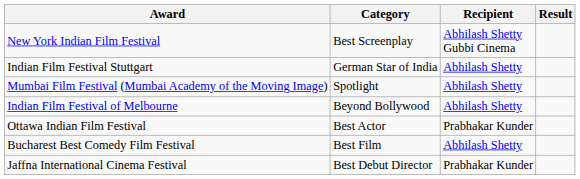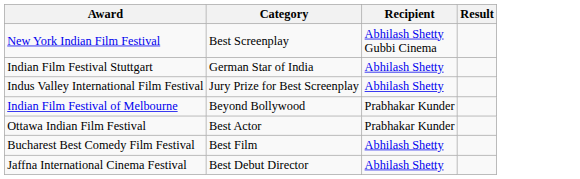- row: (167, 86)
+ row: (105, 86)
(483, 106) Abhilash Shetty -> (410, 106) Prabhakar Kunder
(488, 164) Prabhakar Kunder -> (404, 164) Abhilash Shetty
